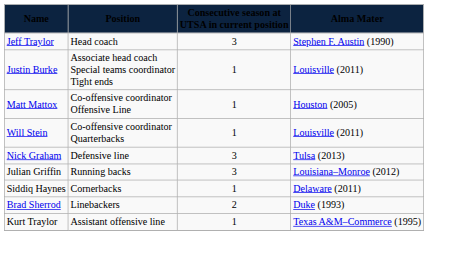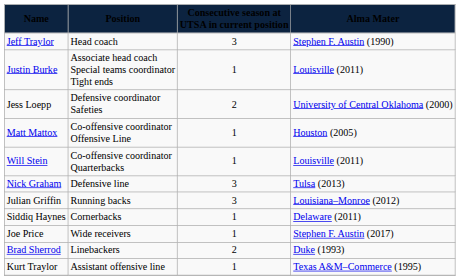+ row: (29, 104)
+ row: (25, 234)
